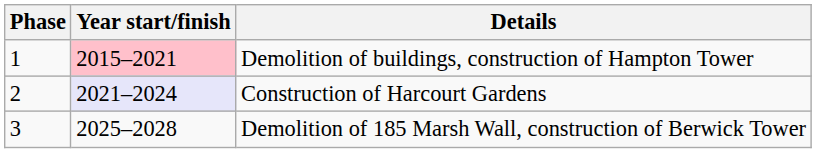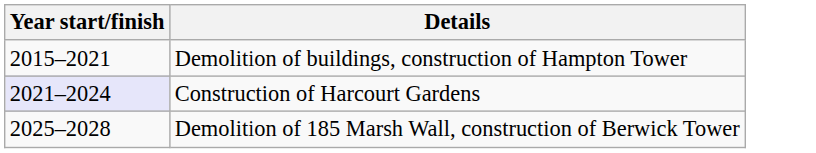- column: (38, 22)
(127, 57) pink background -> (60, 57) no background
